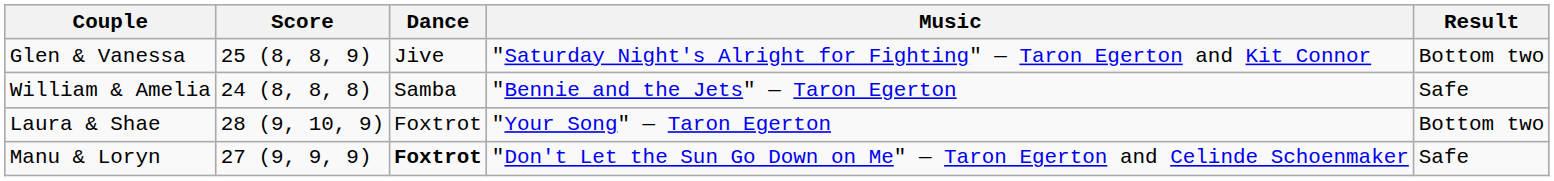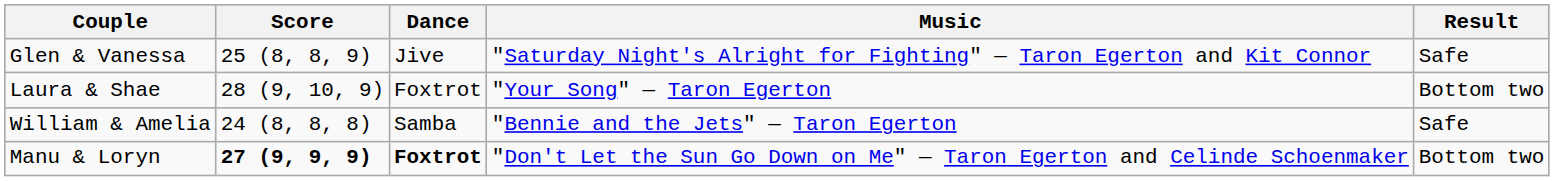(1482, 56) Bottom two -> (1444, 56) Safe
rows swapped: (85, 124) <-> (110, 90)
(296, 158) normal -> (296, 158) bold
(1444, 158) Safe -> (1482, 158) Bottom two
